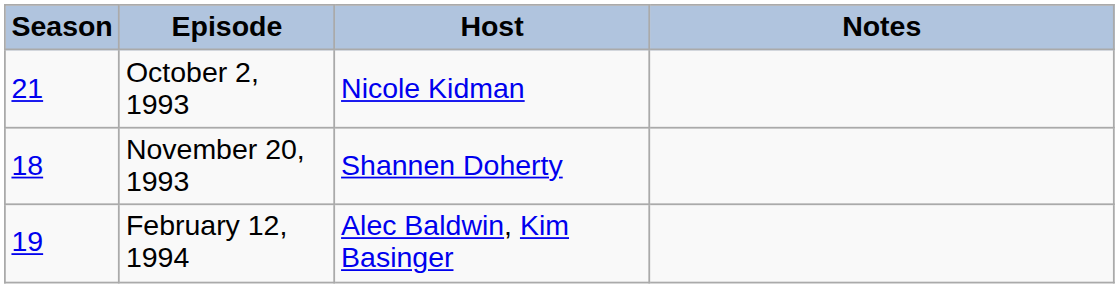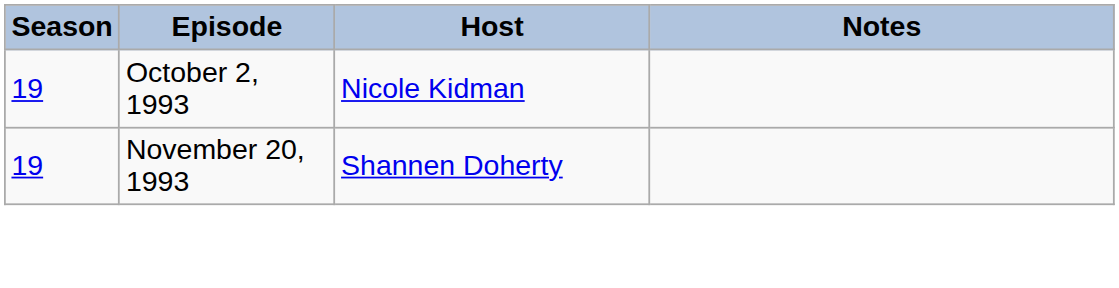(27, 88) 21 -> (27, 88) 19
(27, 165) 18 -> (27, 165) 19
- row: (207, 242)
